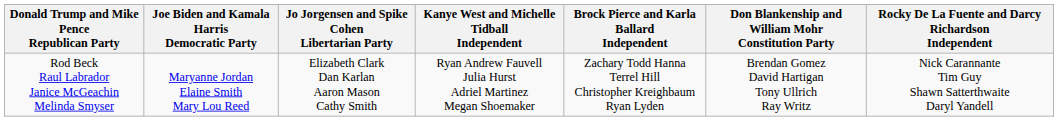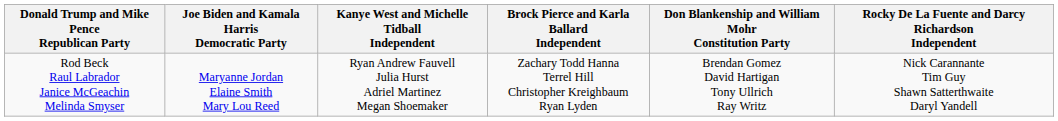- column: (347, 29)
